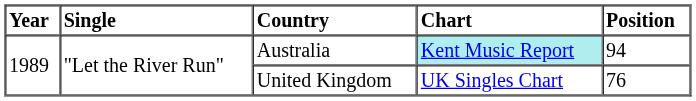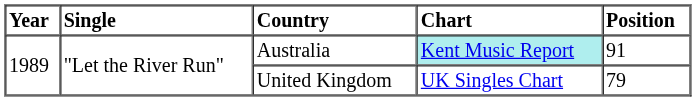(616, 50) 94 -> (616, 50) 91
(616, 80) 76 -> (616, 80) 79
